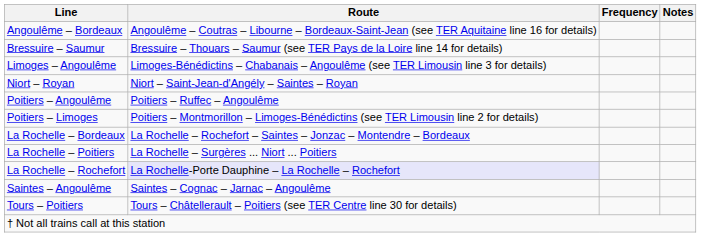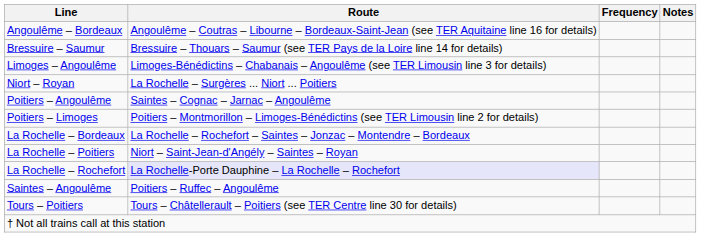(244, 83) Niort – Saint-Jean-d'Angély – Saintes – Royan -> (234, 83) La Rochelle – Surgères ... Niort ... Poitiers
(205, 100) Poitiers – Ruffec – Angoulême -> (230, 100) Saintes – Cognac – Jarnac – Angoulême
(234, 153) La Rochelle – Surgères ... Niort ... Poitiers -> (244, 153) Niort – Saint-Jean-d'Angély – Saintes – Royan
(230, 188) Saintes – Cognac – Jarnac – Angoulême -> (205, 188) Poitiers – Ruffec – Angoulême
